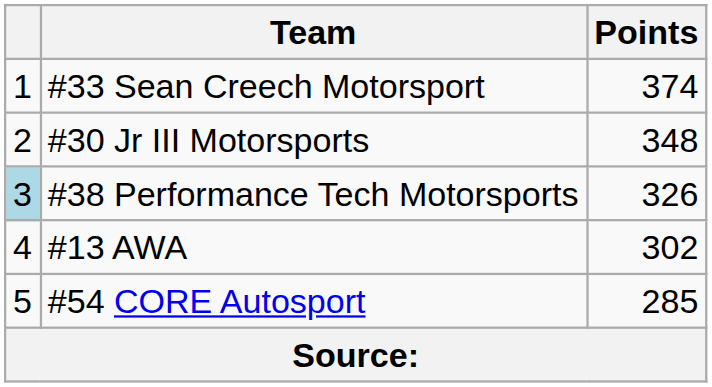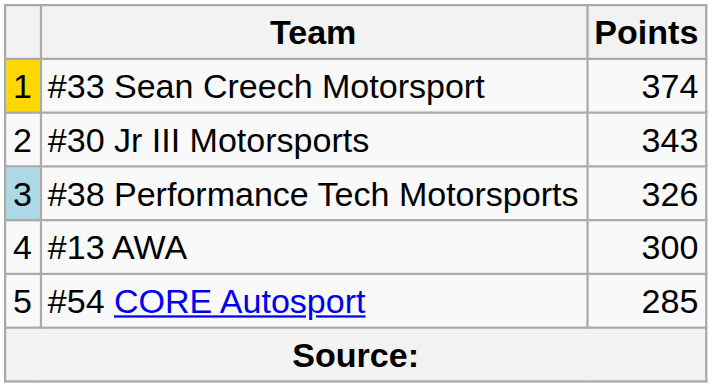(22, 86) no background -> (22, 86) gold background
(670, 140) 348 -> (670, 140) 343
(670, 248) 302 -> (670, 248) 300
